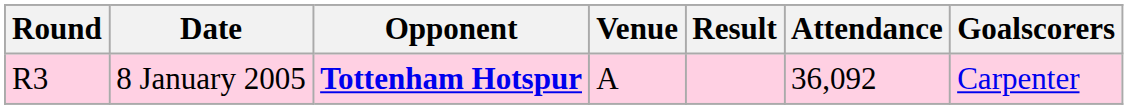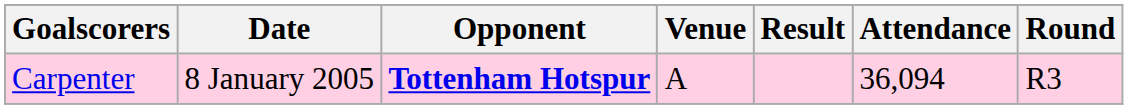columns swapped: (57, 29) <-> (1036, 29)
(834, 78) 36,092 -> (902, 78) 36,094
